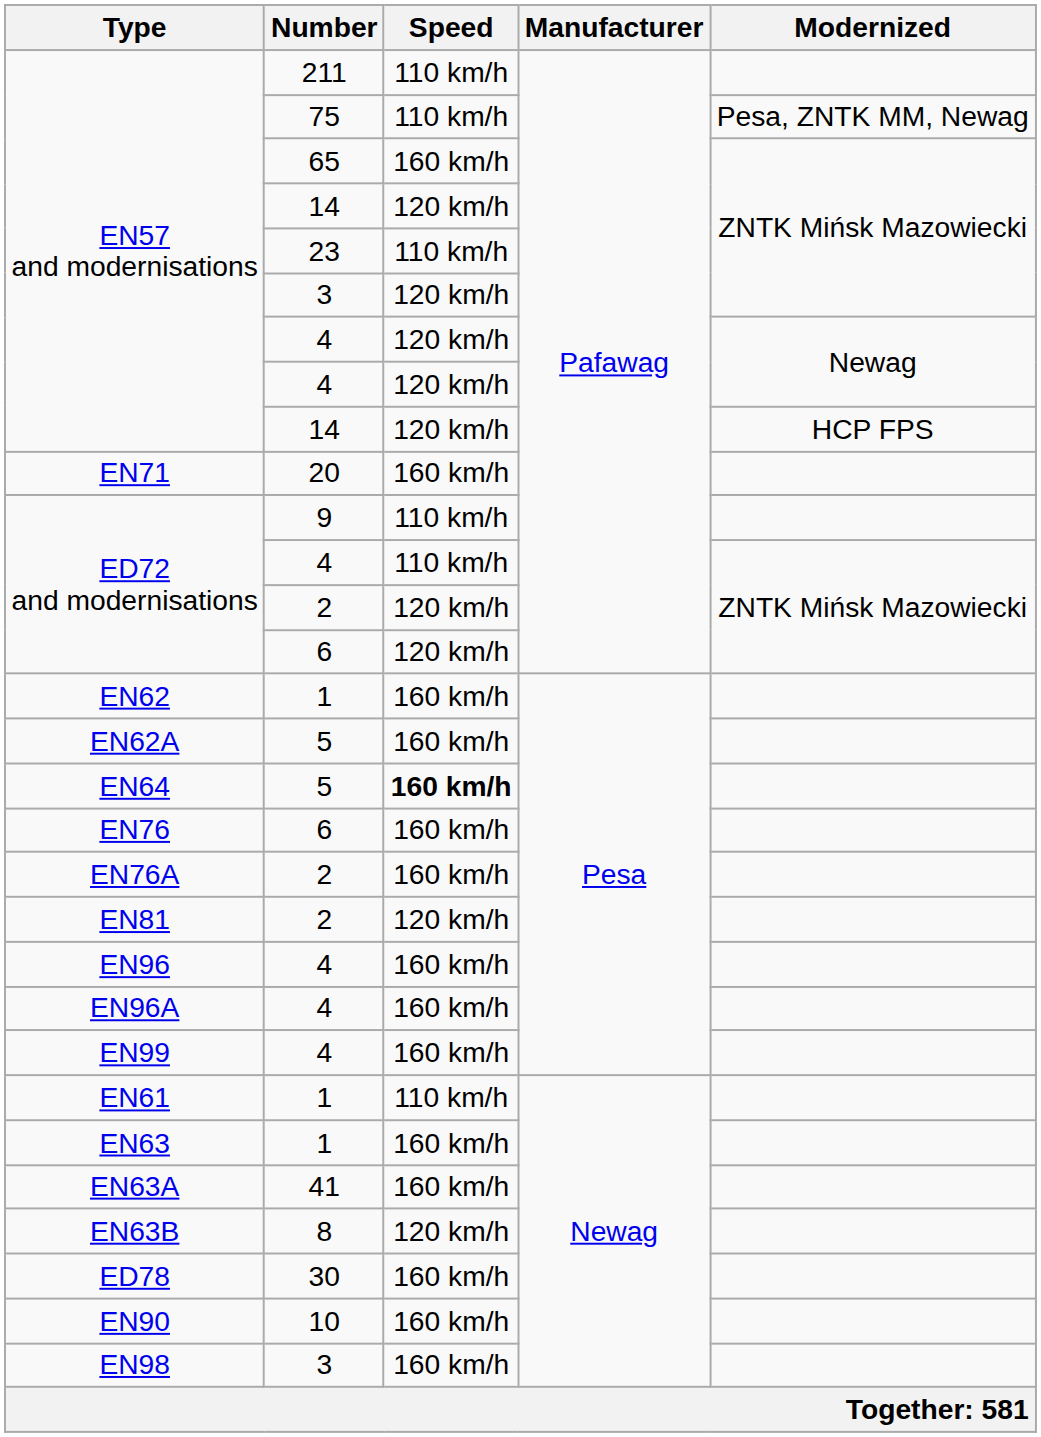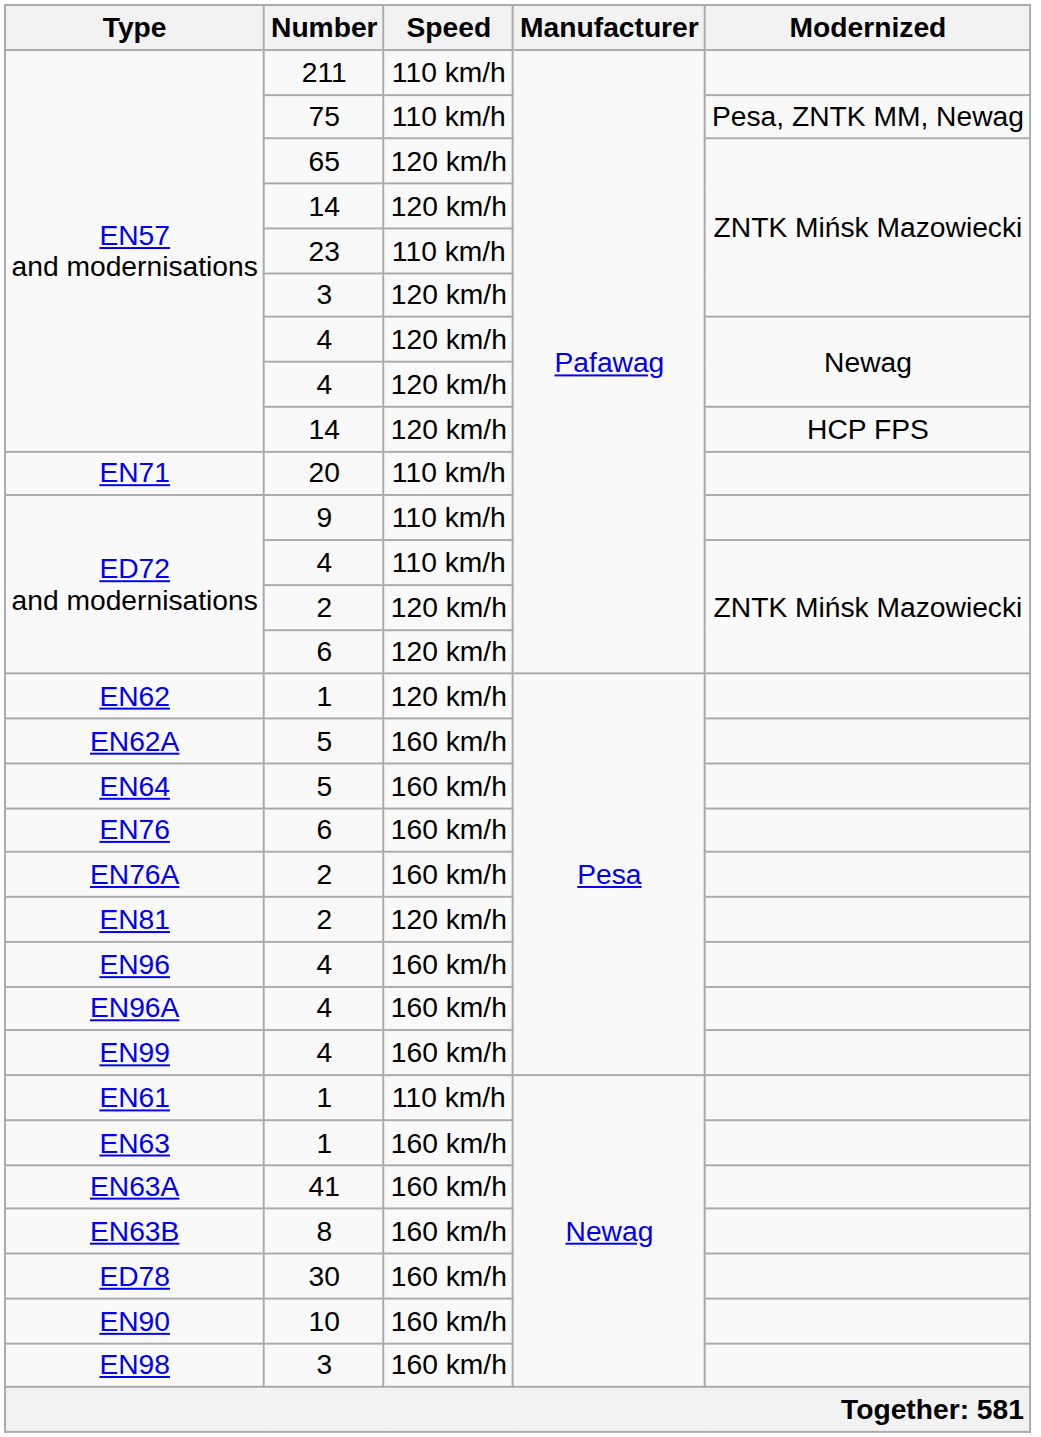(451, 161) 160 km/h -> (449, 161) 120 km/h
(451, 474) 160 km/h -> (449, 474) 110 km/h
(451, 697) 160 km/h -> (449, 697) 120 km/h
(451, 786) bold -> (449, 786) normal
(451, 1232) 120 km/h -> (449, 1232) 160 km/h
